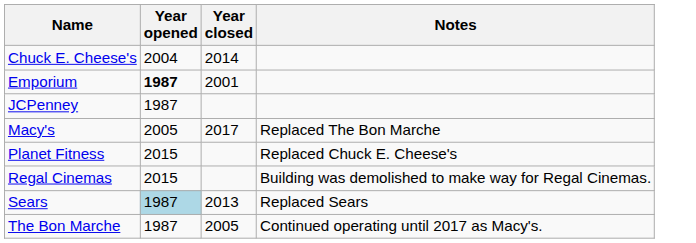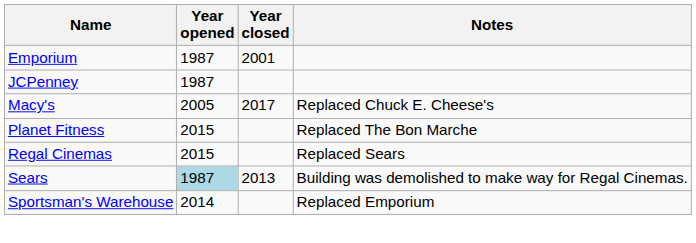- row: (72, 57)
(161, 81) bold -> (197, 57) normal
(350, 130) Replaced The Bon Marche -> (395, 105) Replaced Chuck E. Cheese's
(359, 154) Replaced Chuck E. Cheese's -> (387, 130) Replaced The Bon Marche
(456, 178) Building was demolished to make way for Regal Cinemas. -> (351, 154) Replaced Sears
(314, 202) Replaced Sears -> (492, 178) Building was demolished to make way for Regal Cinemas.
+ row: (91, 202)
- row: (64, 226)
